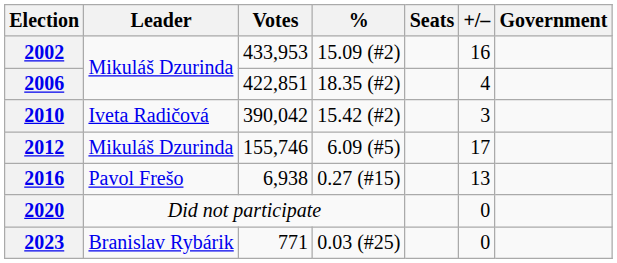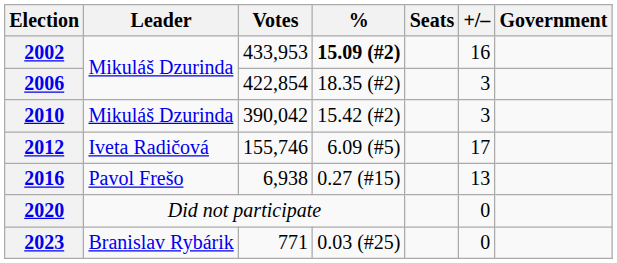(359, 52) normal -> (359, 52) bold
(275, 83) 422,851 -> (275, 83) 422,854
(485, 83) 4 -> (485, 83) 3
(149, 115) Iveta Radičová -> (161, 115) Mikuláš Dzurinda
(161, 147) Mikuláš Dzurinda -> (149, 147) Iveta Radičová
